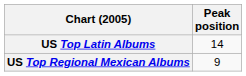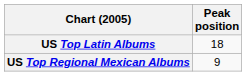(217, 44) 14 -> (217, 44) 18
